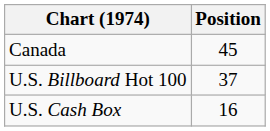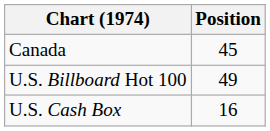(228, 79) 37 -> (228, 79) 49
